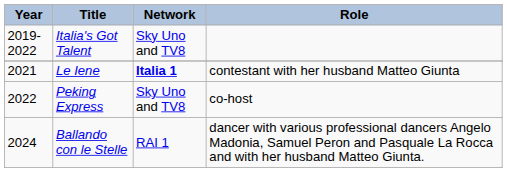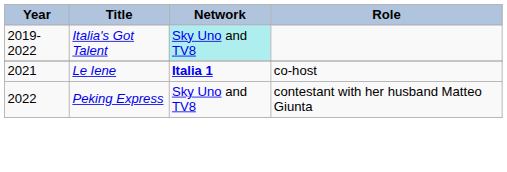(161, 43) no background -> (209, 43) paleturquoise background
(334, 71) contestant with her husband Matteo Giunta -> (295, 71) co-host
(231, 99) co-host -> (378, 99) contestant with her husband Matteo Giunta
- row: (92, 142)
